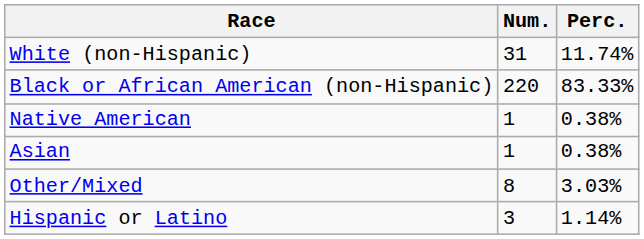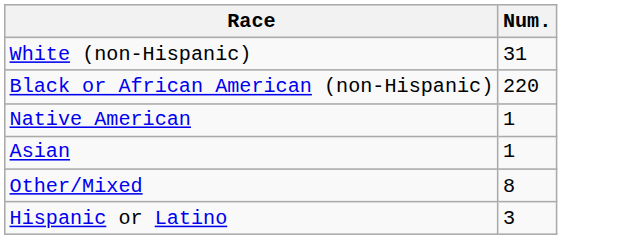- column: (597, 21)
